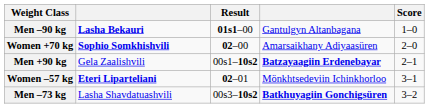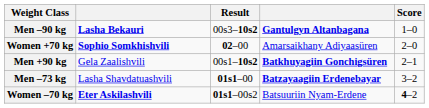(235, 29) 01s1–00 -> (235, 29) 00s3–10s2
(311, 29) normal -> (316, 29) bold
(322, 62) Batzayaagiin Erdenebayar -> (325, 62) Batkhuyagiin Gonchigsüren
- row: (40, 78)
(235, 95) 00s3–10s2 -> (235, 78) 01s1–00
(325, 95) Batkhuyagiin Gonchigsüren -> (322, 78) Batzayaagiin Erdenebayar
+ row: (40, 95)
